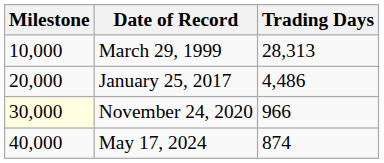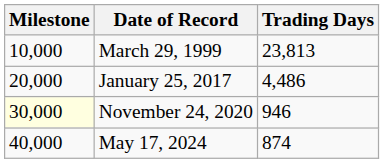(289, 50) 28,313 -> (289, 50) 23,813
(276, 111) 966 -> (276, 111) 946
